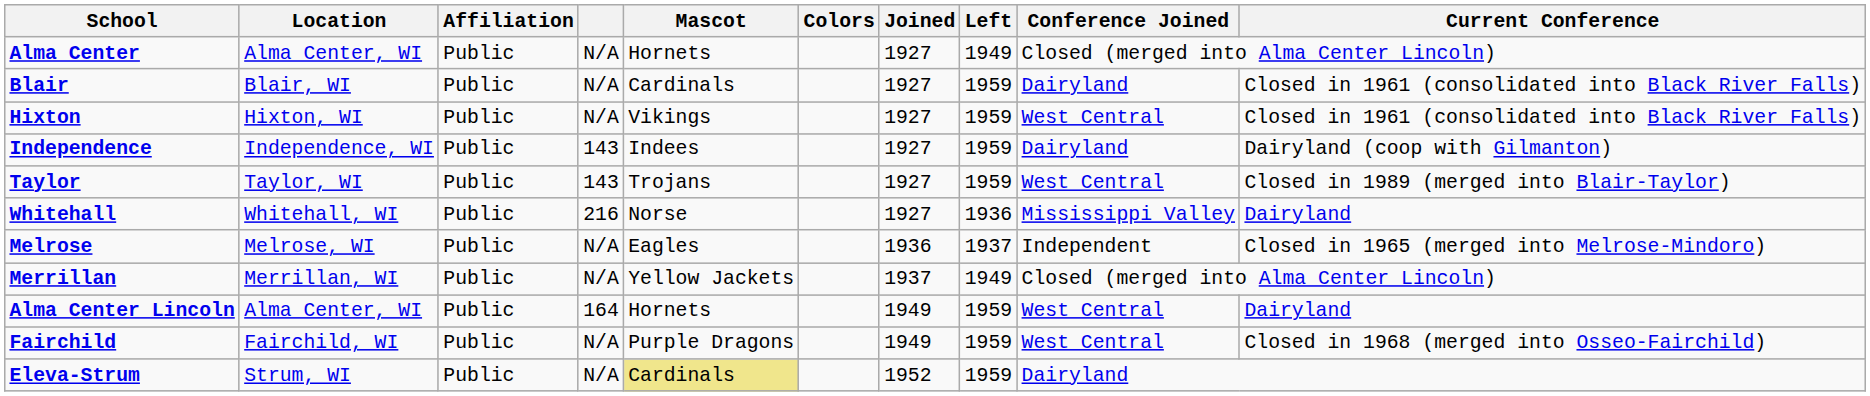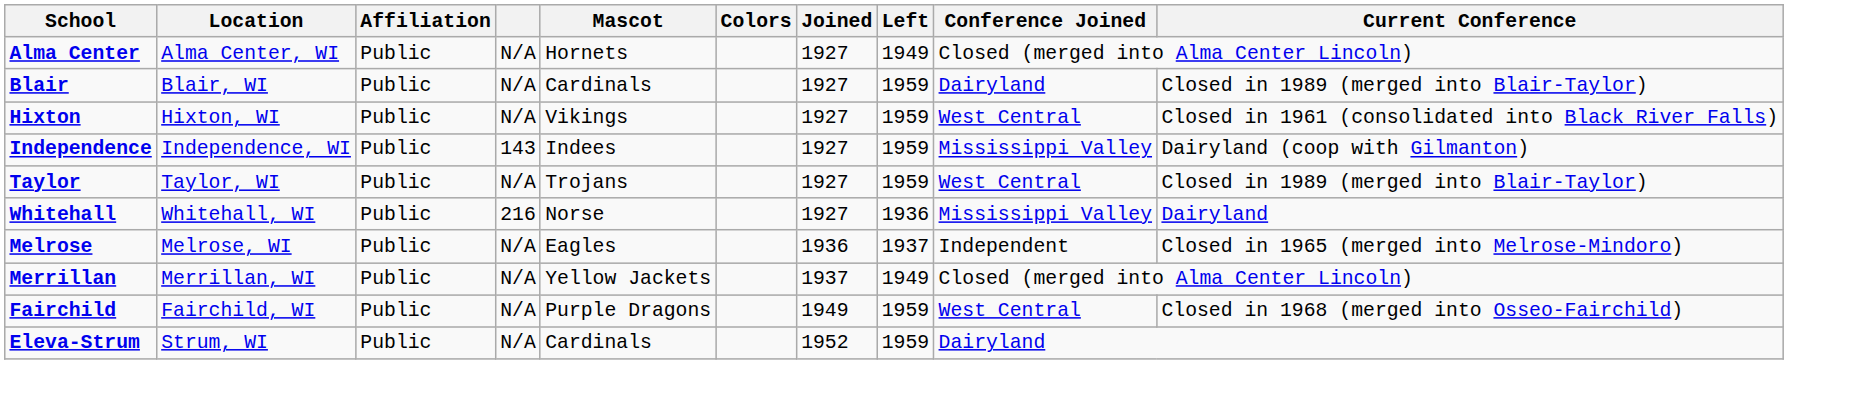(1553, 85) Closed in 1961 (consolidated into Black River Falls) -> (1405, 85) Closed in 1989 (merged into Blair-Taylor)
(1075, 150) Dairyland -> (1045, 150) Mississippi Valley
(601, 182) 143 -> (518, 182) N/A
- row: (122, 311)
(682, 375) khaki background -> (599, 343) no background
